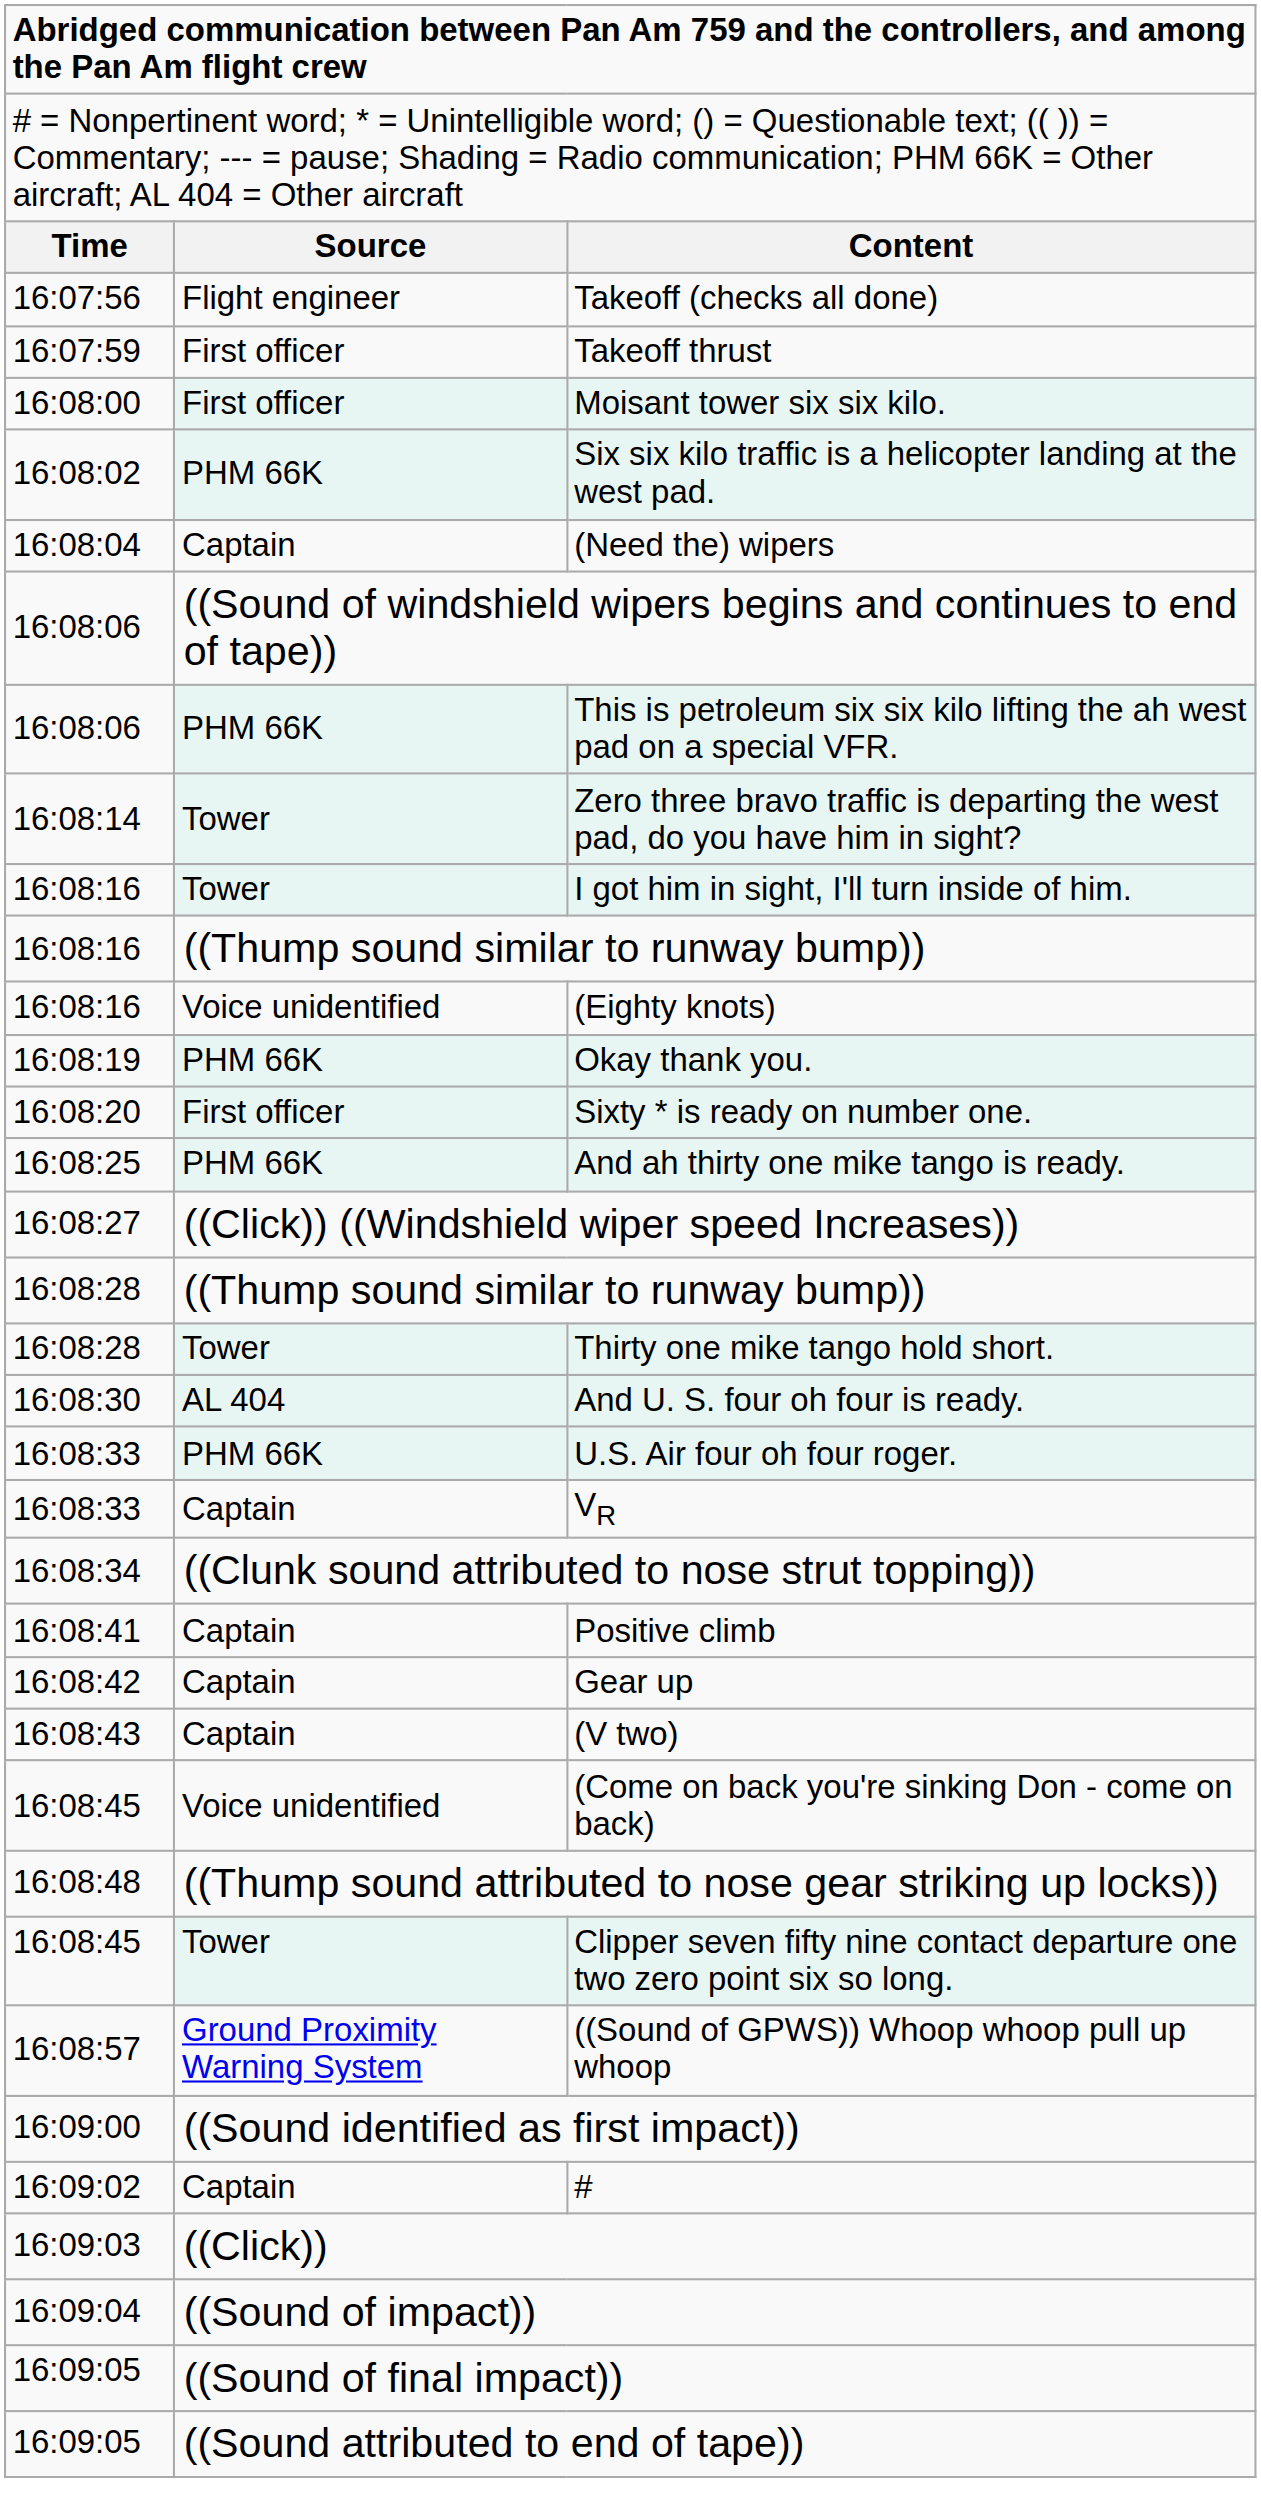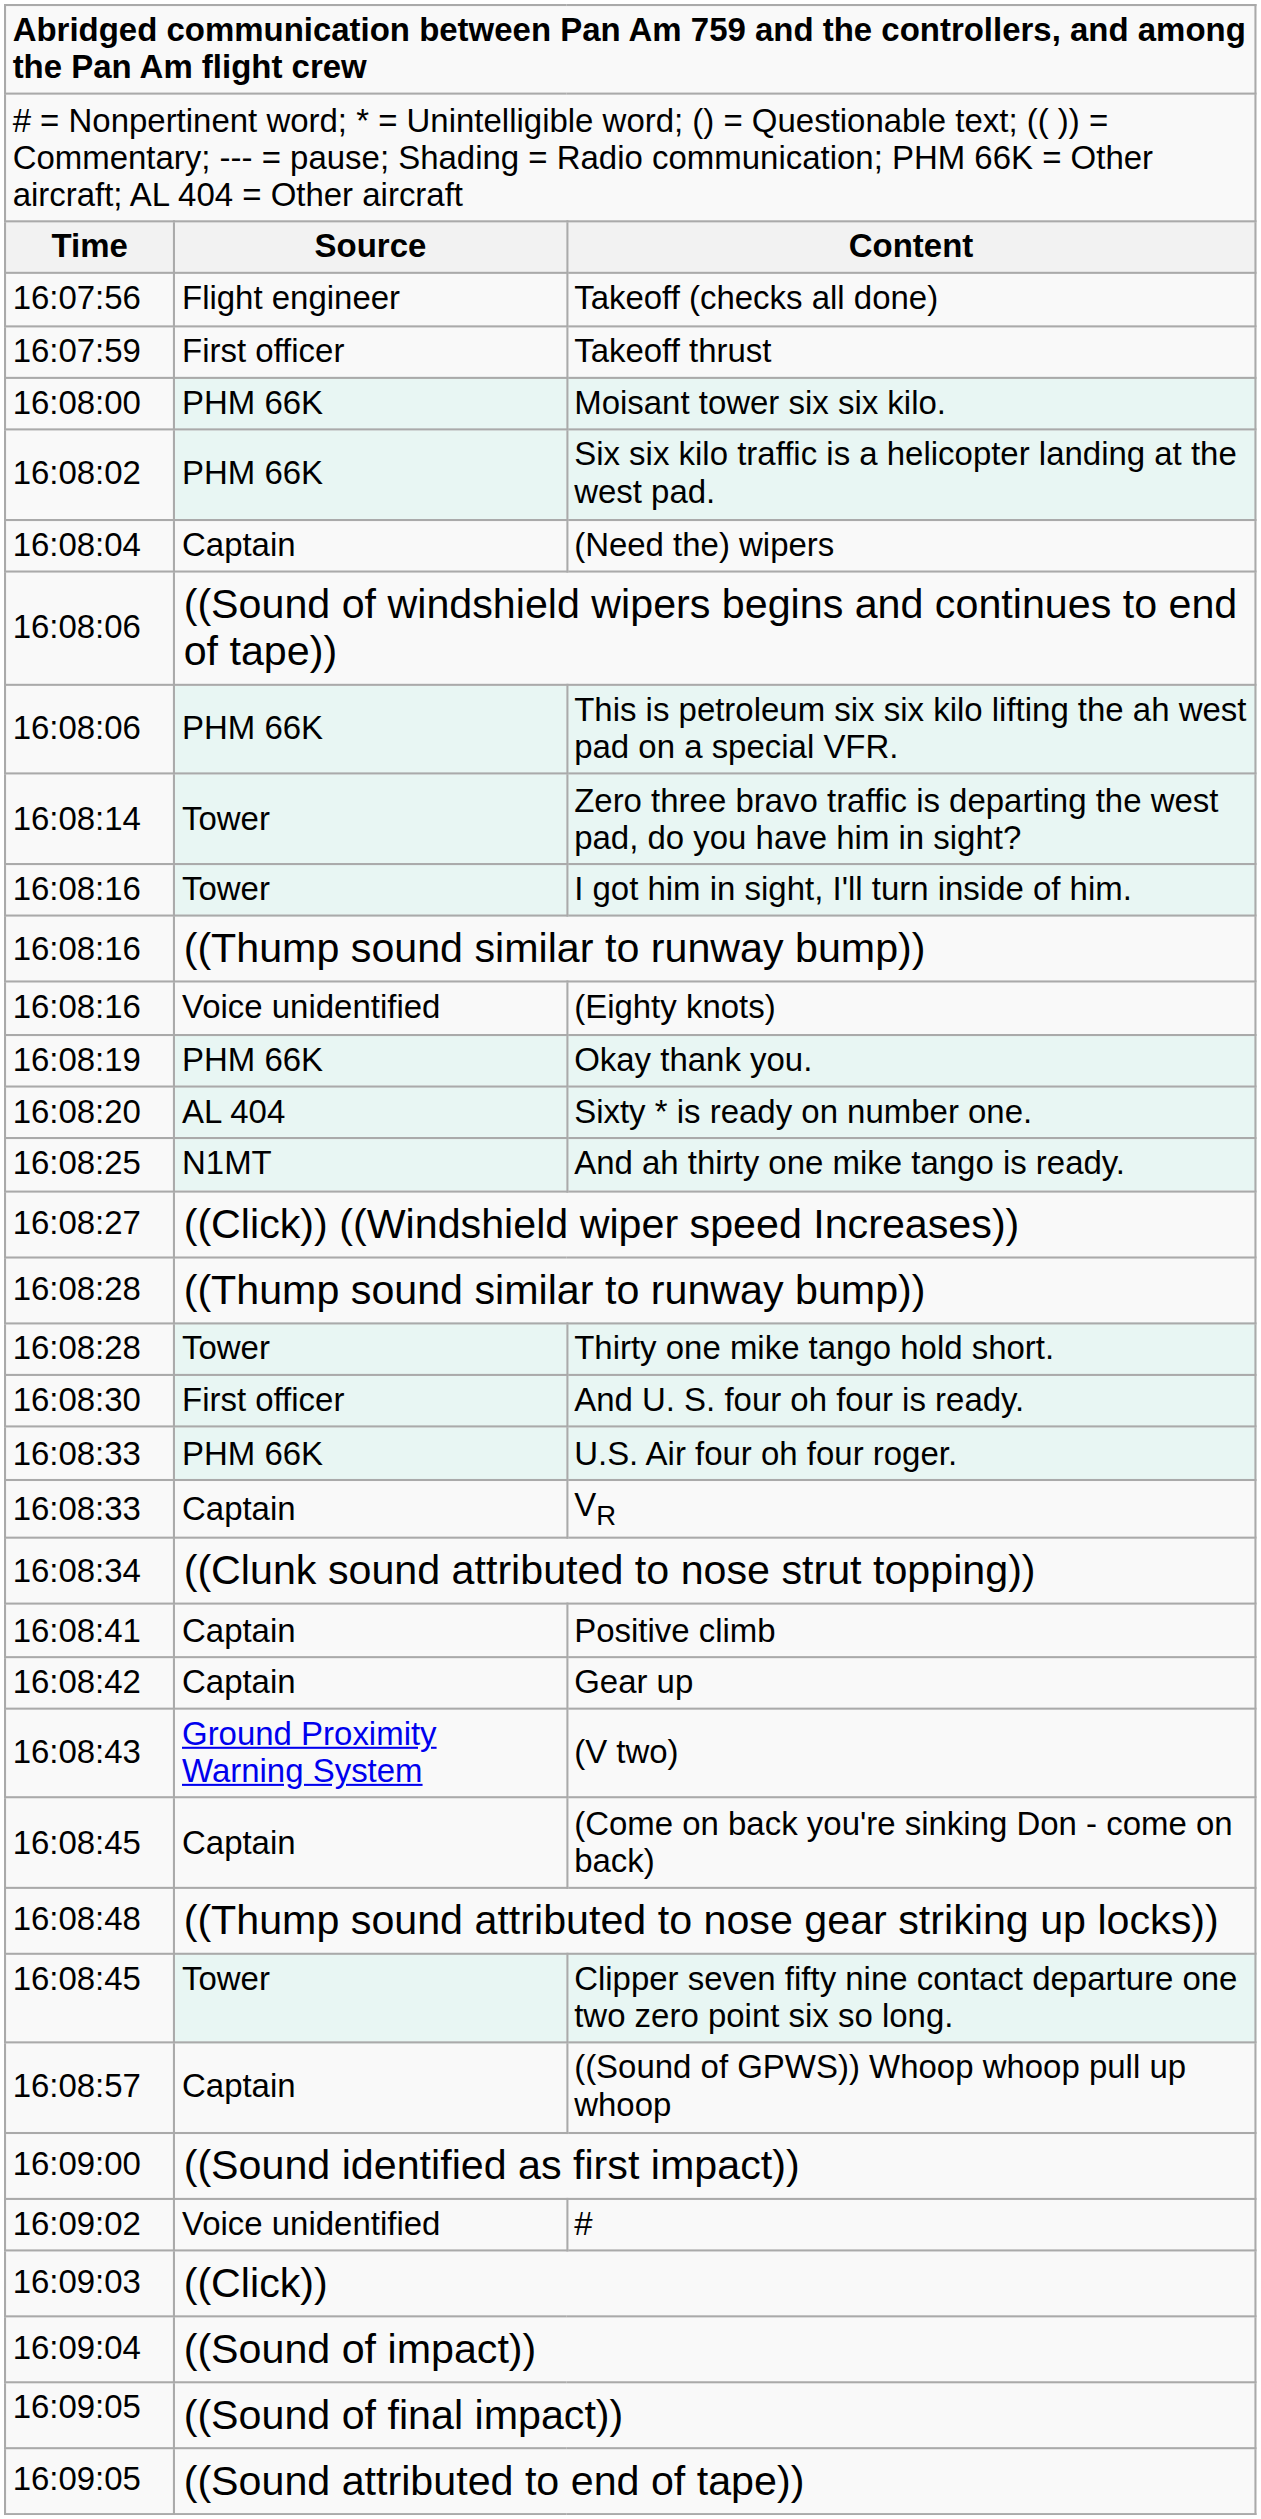(263, 403) First officer -> (253, 403) PHM 66K
(263, 1111) First officer -> (234, 1111) AL 404
(253, 1164) PHM 66K -> (227, 1164) N1MT
(234, 1400) AL 404 -> (263, 1400) First officer
(239, 1734) Captain -> (309, 1752) Ground Proximity Warning System
(311, 1805) Voice unidentified -> (239, 1842) Captain
(309, 2049) Ground Proximity Warning System -> (239, 2086) Captain
(239, 2186) Captain -> (311, 2223) Voice unidentified
